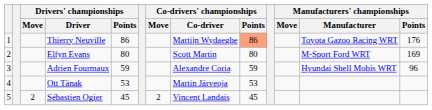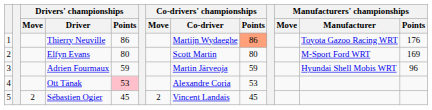(202, 68) Alexandre Coria -> (200, 68) Martin Järveoja
(125, 83) no background -> (125, 83) pink background
(200, 83) Martin Järveoja -> (202, 83) Alexandre Coria
